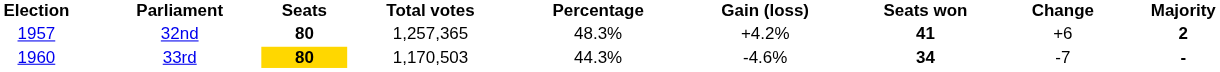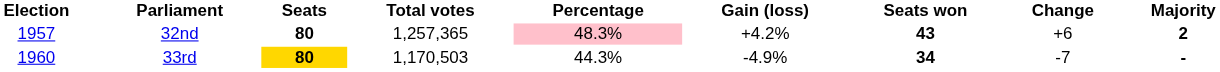(598, 34) no background -> (598, 34) pink background
(925, 34) 41 -> (925, 34) 43
(765, 57) -4.6% -> (765, 57) -4.9%
